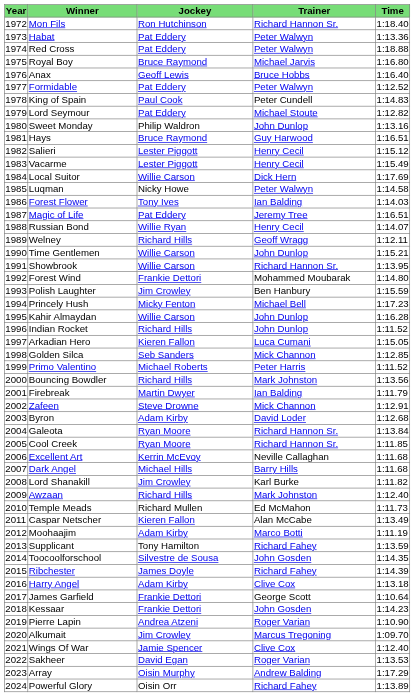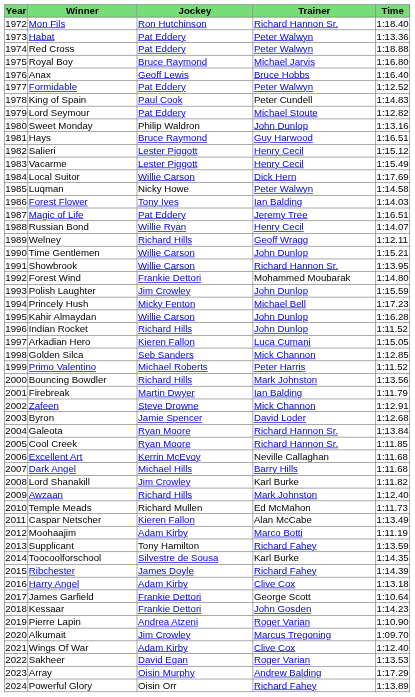(282, 291) Ben Hanbury -> (281, 291) John Dunlop
(163, 418) Adam Kirby -> (170, 418) Jamie Spencer
(283, 558) John Gosden -> (276, 558) Karl Burke
(170, 647) Jamie Spencer -> (163, 647) Adam Kirby
